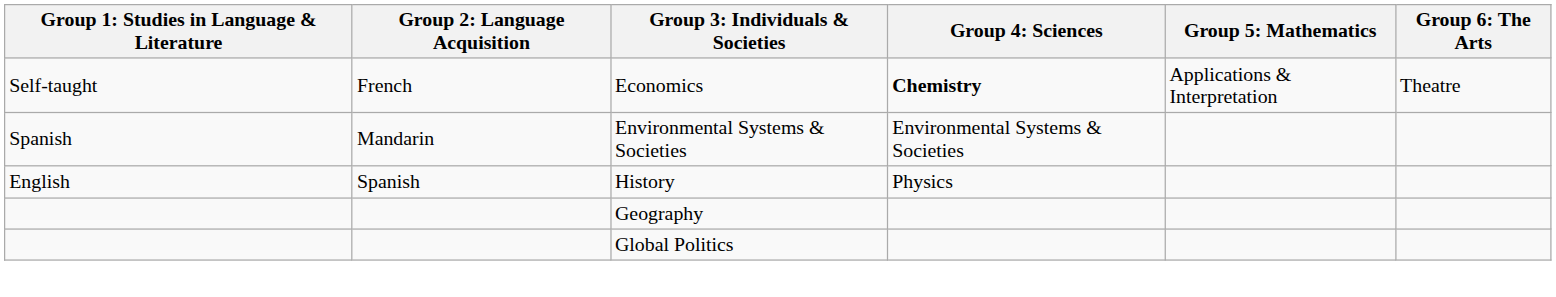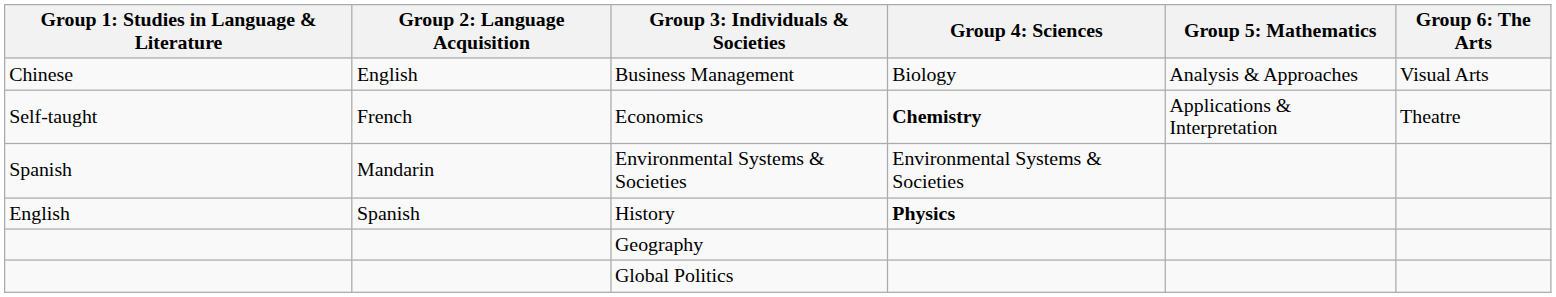+ row: (705, 74)
(923, 181) normal -> (924, 213) bold
